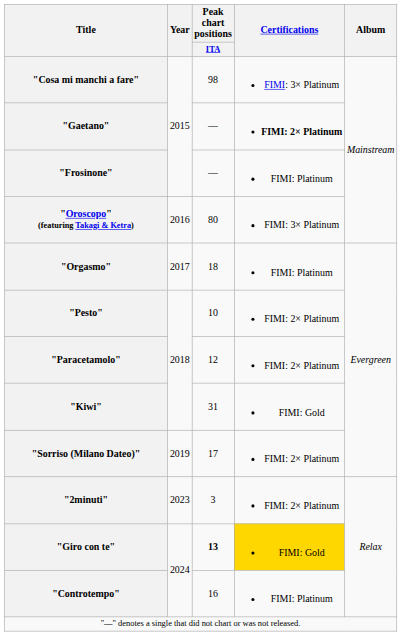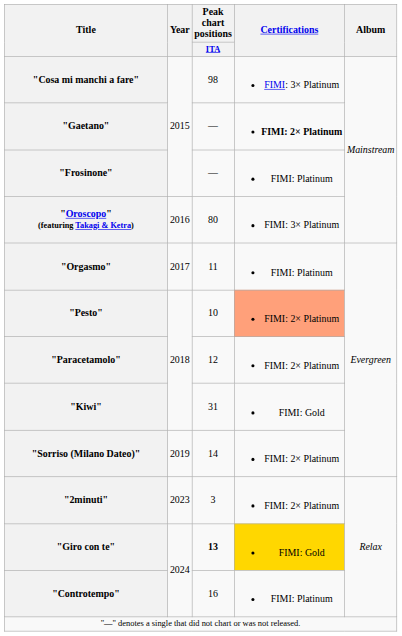(213, 266) 18 -> (213, 266) 11
(289, 319) no background -> (289, 319) lightsalmon background
(213, 453) 17 -> (213, 453) 14
